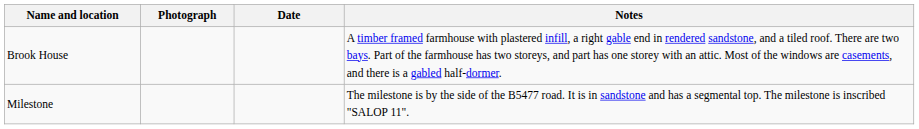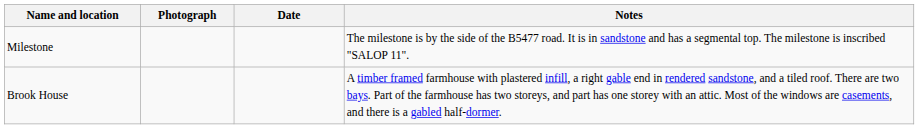rows swapped: (38, 55) <-> (30, 104)
